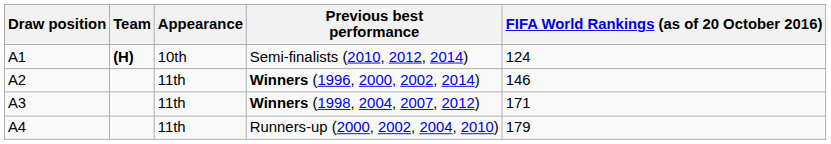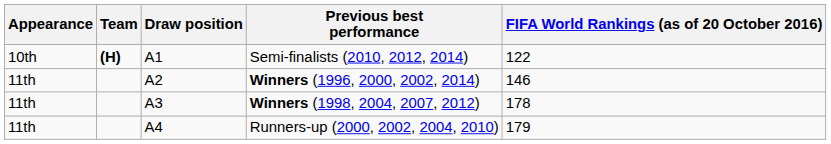columns swapped: (57, 24) <-> (200, 24)
(518, 56) 124 -> (518, 56) 122
(518, 103) 171 -> (518, 103) 178
